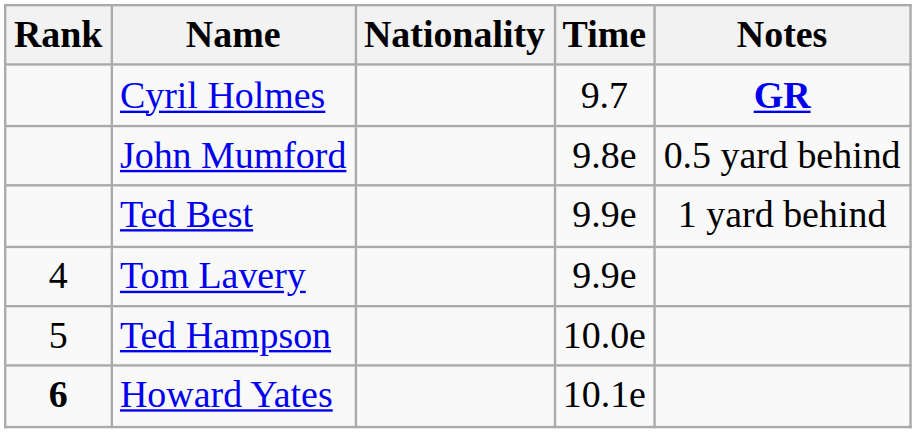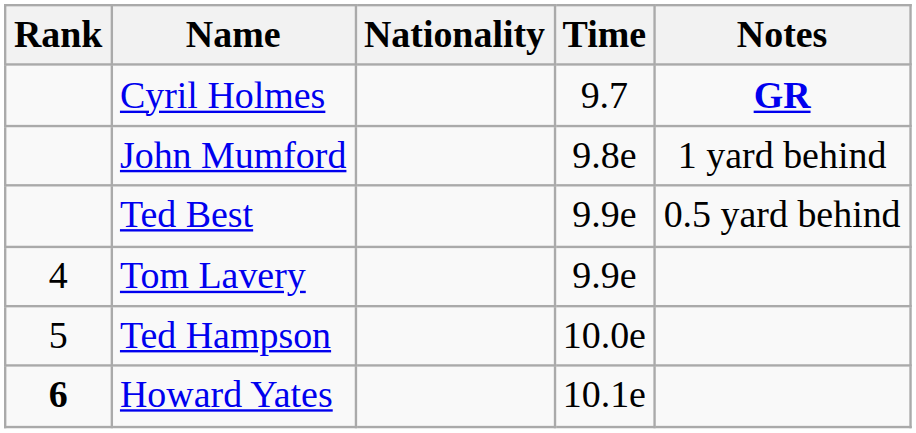(782, 154) 0.5 yard behind -> (782, 154) 1 yard behind
(782, 214) 1 yard behind -> (782, 214) 0.5 yard behind
